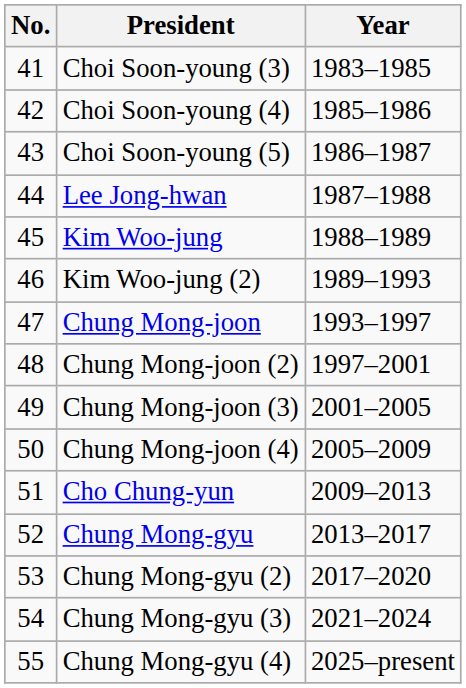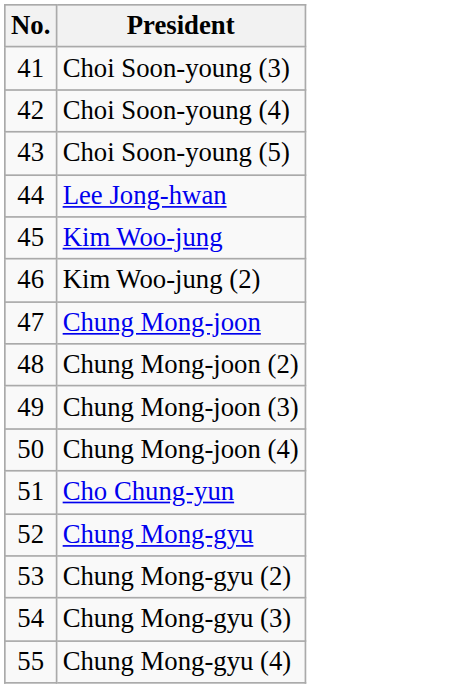- column: (383, 25)
